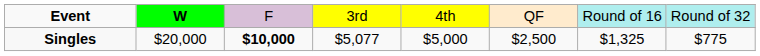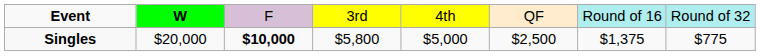(357, 39) $5,077 -> (357, 39) $5,800
(622, 39) $1,325 -> (622, 39) $1,375
